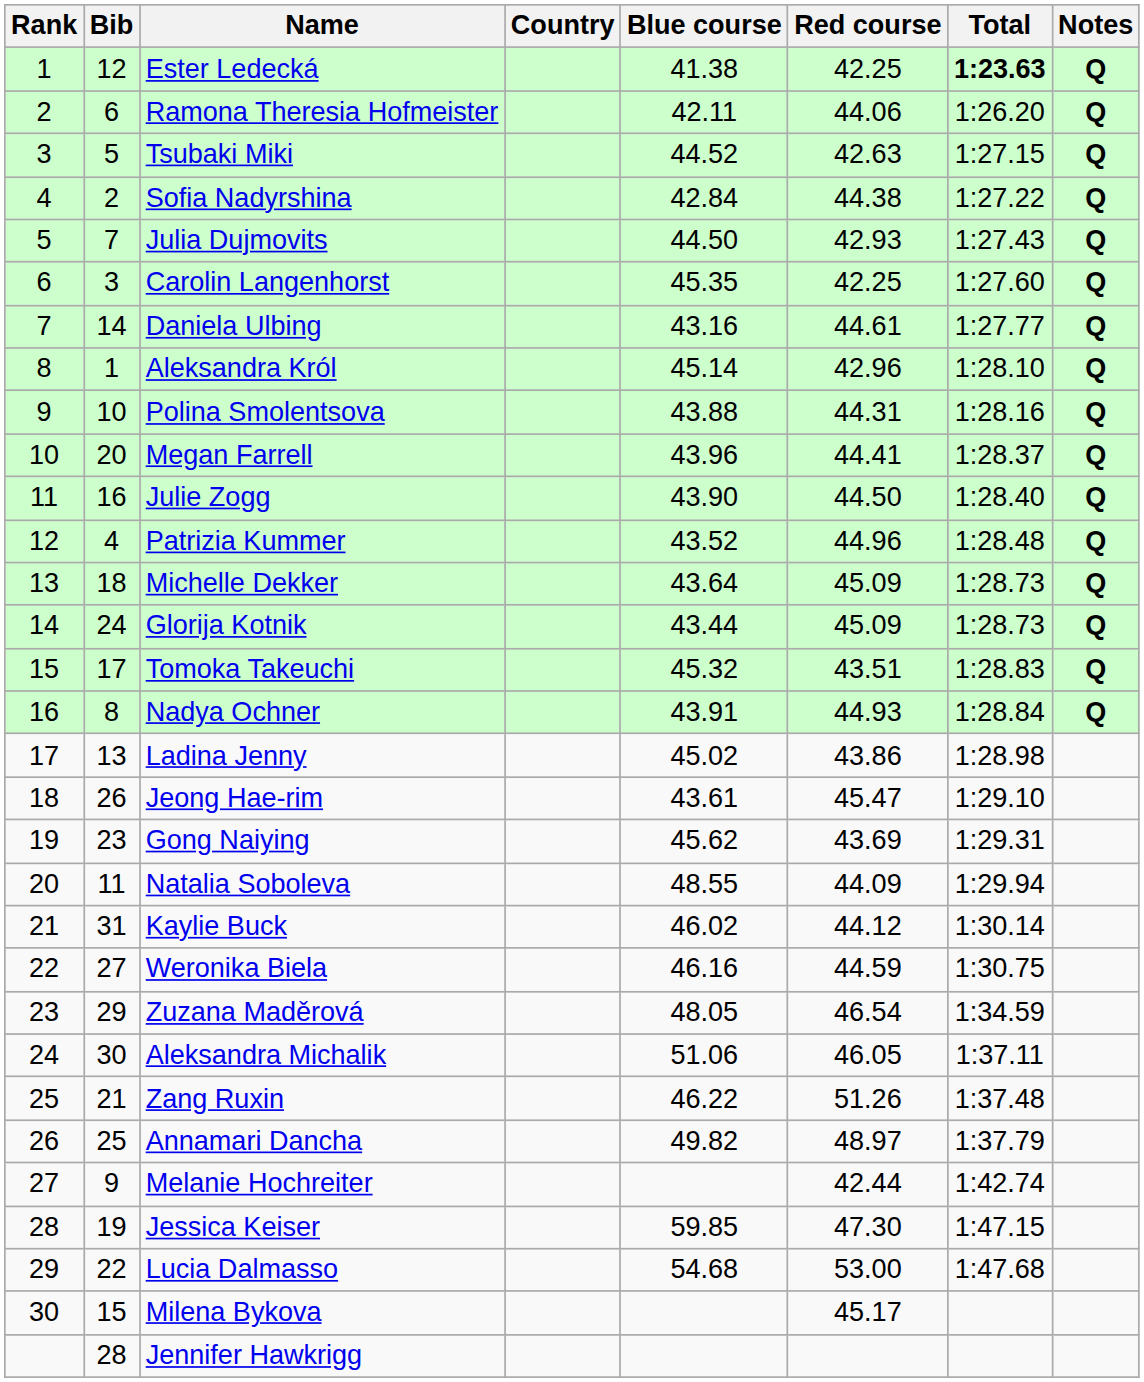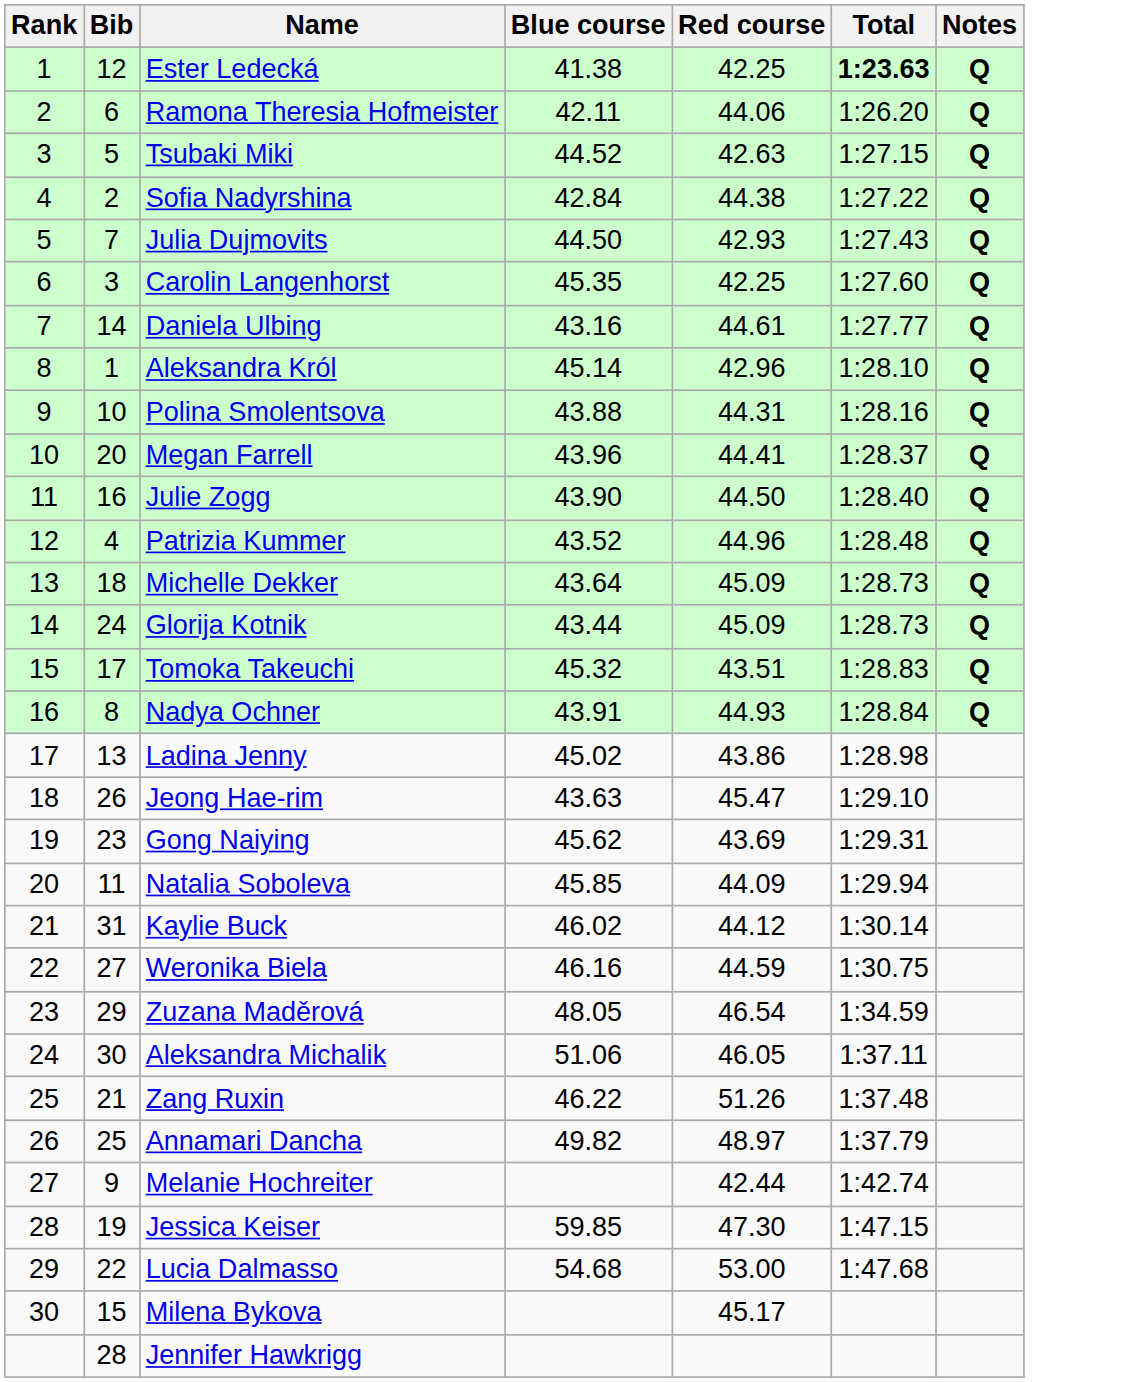- column: (563, 25)
(704, 797) 43.61 -> (588, 797) 43.63
(704, 883) 48.55 -> (588, 883) 45.85
